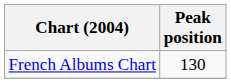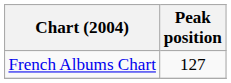(193, 64) 130 -> (193, 64) 127
